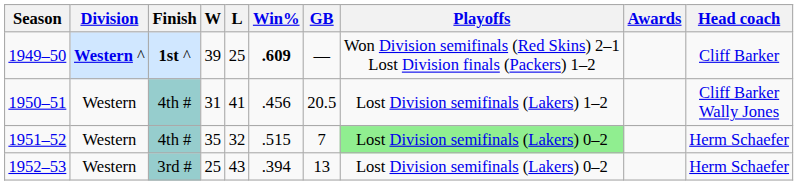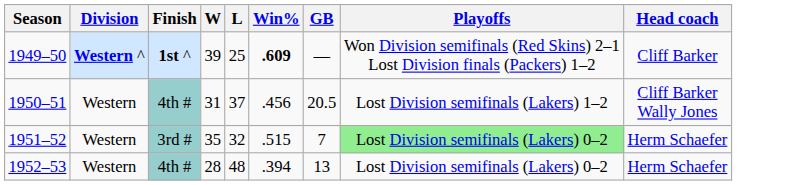- column: (655, 18)
(237, 102) 41 -> (237, 102) 37
(175, 139) 4th # -> (175, 139) 3rd #
(175, 166) 3rd # -> (175, 166) 4th #
(213, 166) 25 -> (213, 166) 28
(237, 166) 43 -> (237, 166) 48
